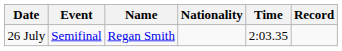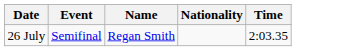- column: (314, 14)
